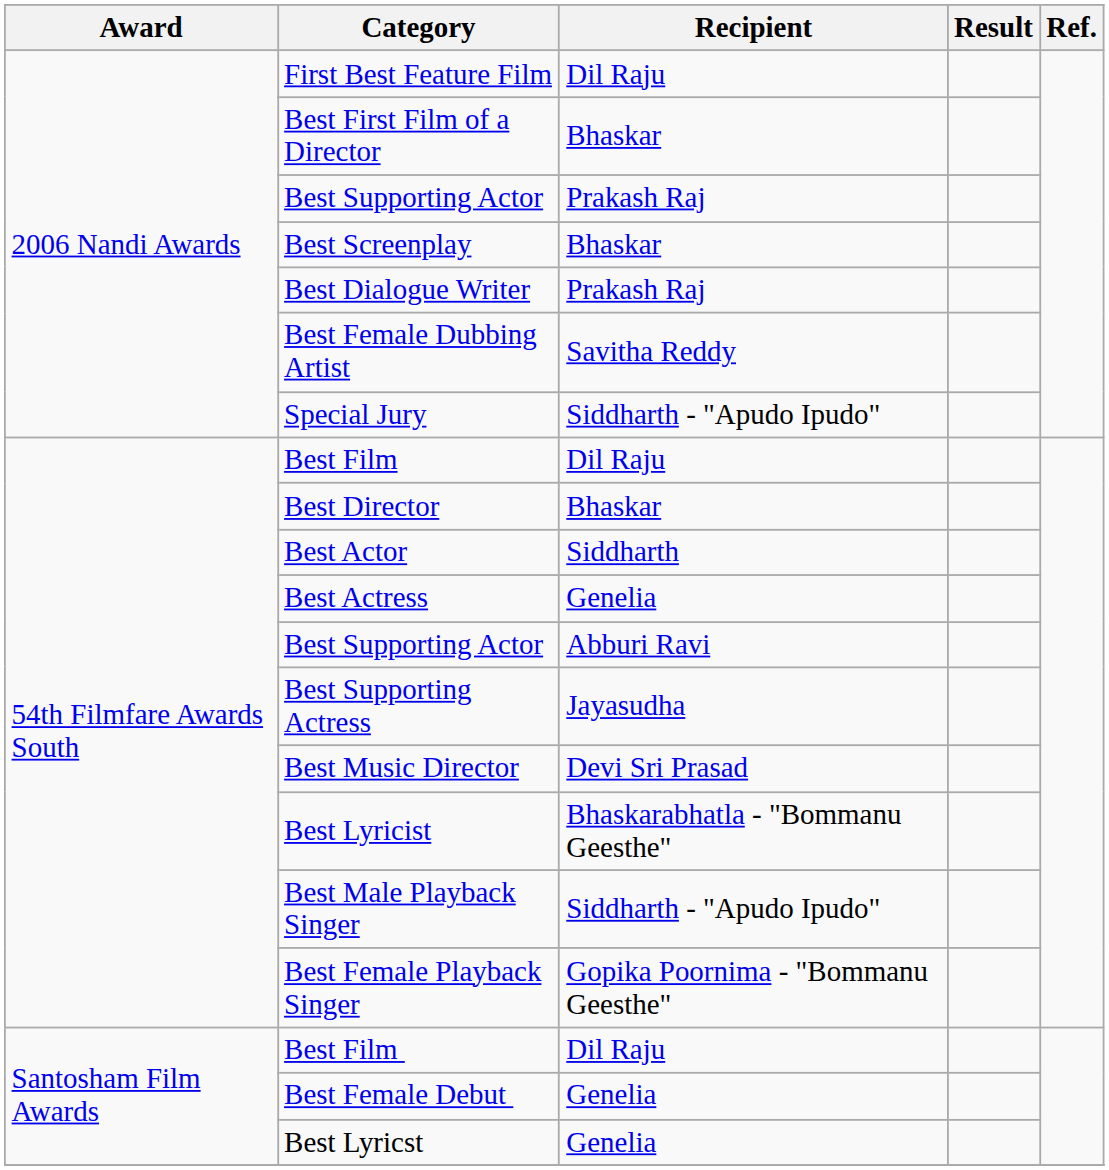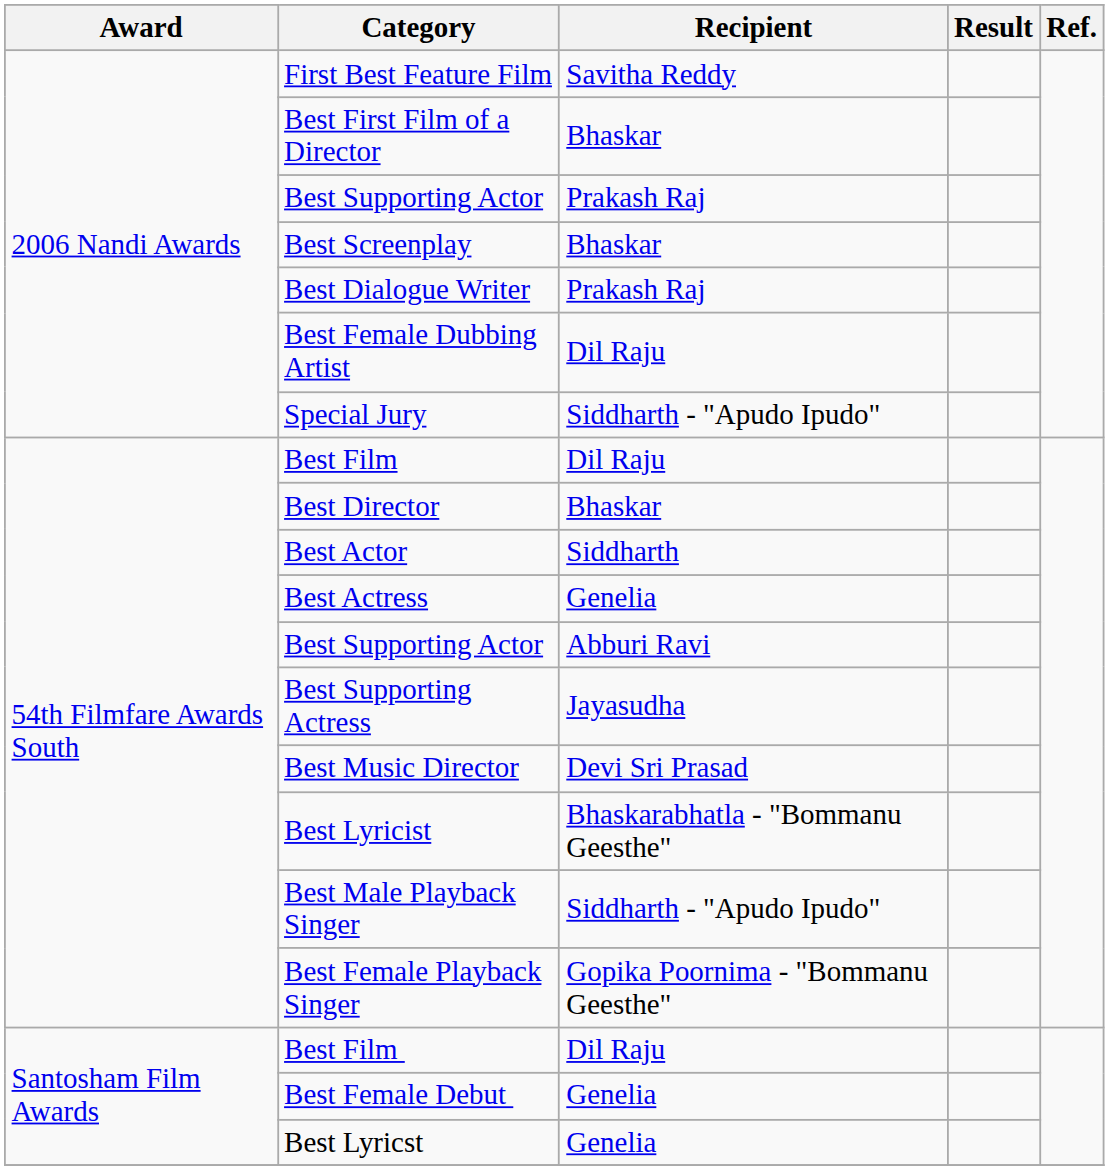(616, 73) Dil Raju -> (651, 73) Savitha Reddy
(651, 351) Savitha Reddy -> (616, 351) Dil Raju
